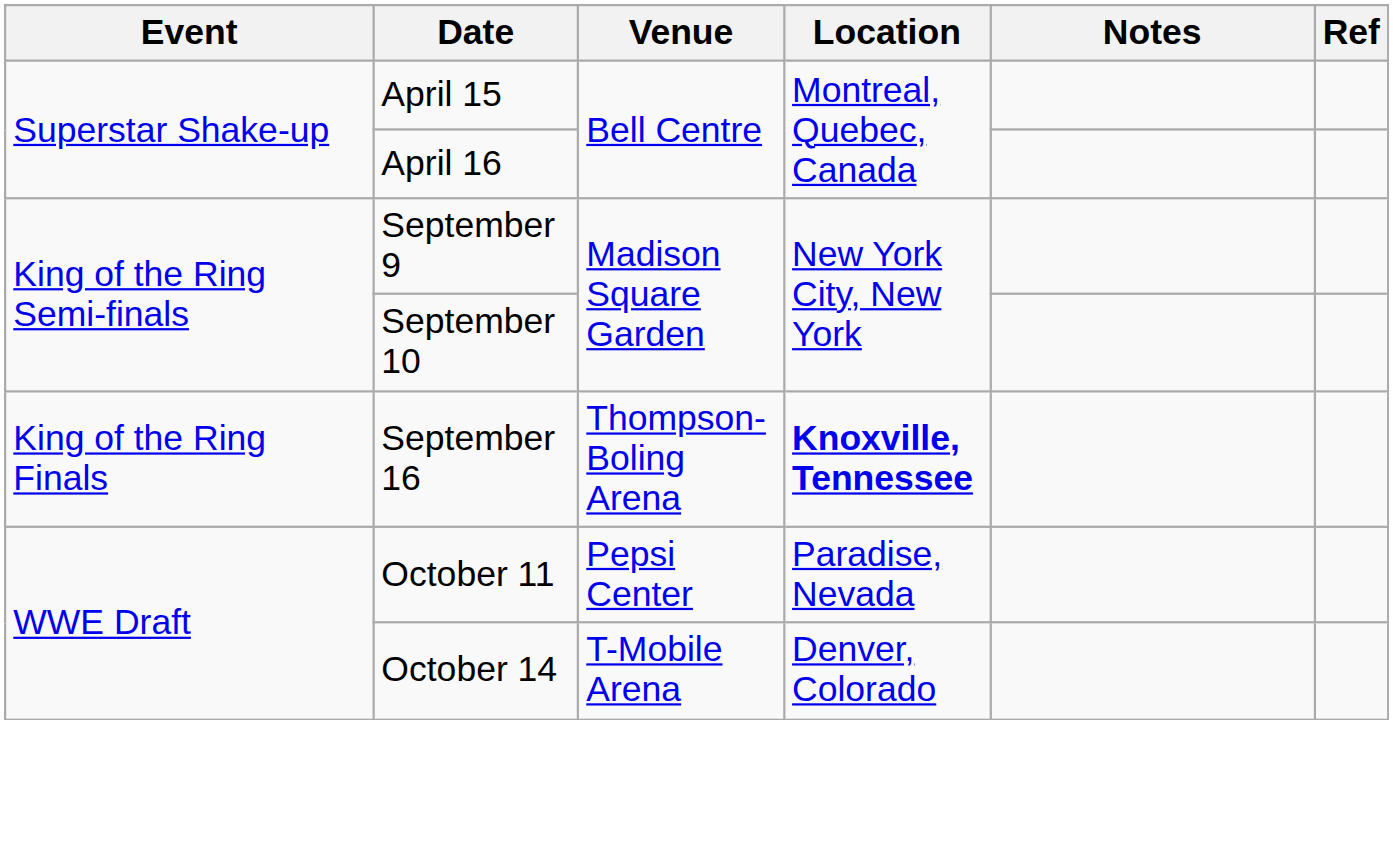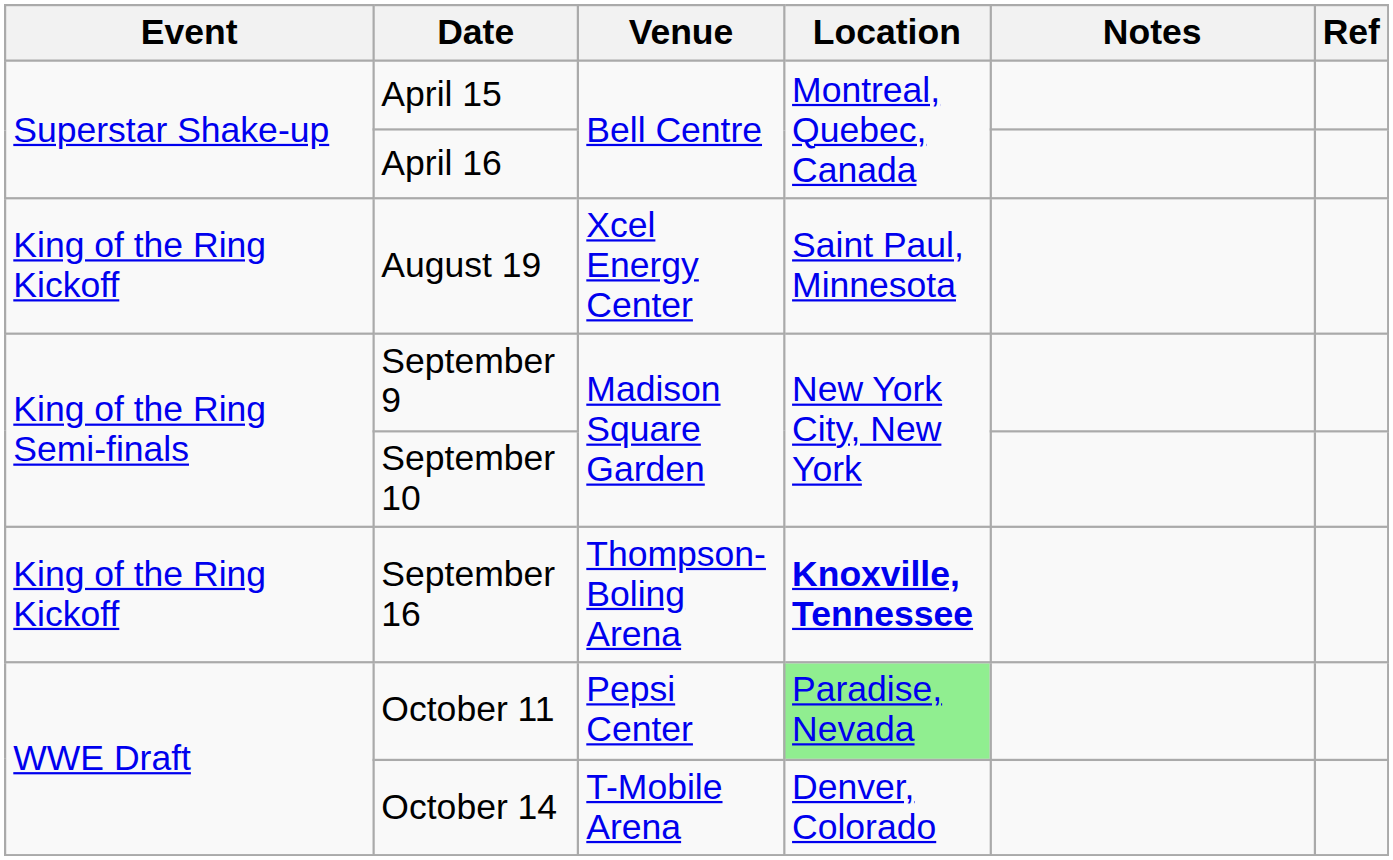+ row: (461, 265)
(140, 457) King of the Ring Finals -> (140, 594) King of the Ring Kickoff
(867, 574) no background -> (867, 710) lightgreen background
